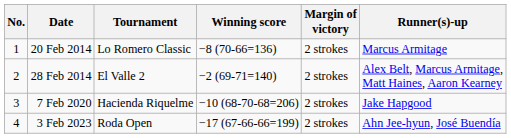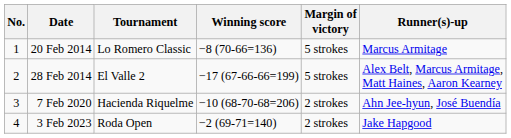(326, 49) 2 strokes -> (326, 49) 5 strokes
(238, 76) −2 (69-71=140) -> (249, 76) −17 (67-66-66=199)
(326, 76) 2 strokes -> (326, 76) 5 strokes
(397, 103) Jake Hapgood -> (432, 103) Ahn Jee-hyun, José Buendía
(249, 123) −17 (67-66-66=199) -> (238, 123) −2 (69-71=140)
(432, 123) Ahn Jee-hyun, José Buendía -> (397, 123) Jake Hapgood
